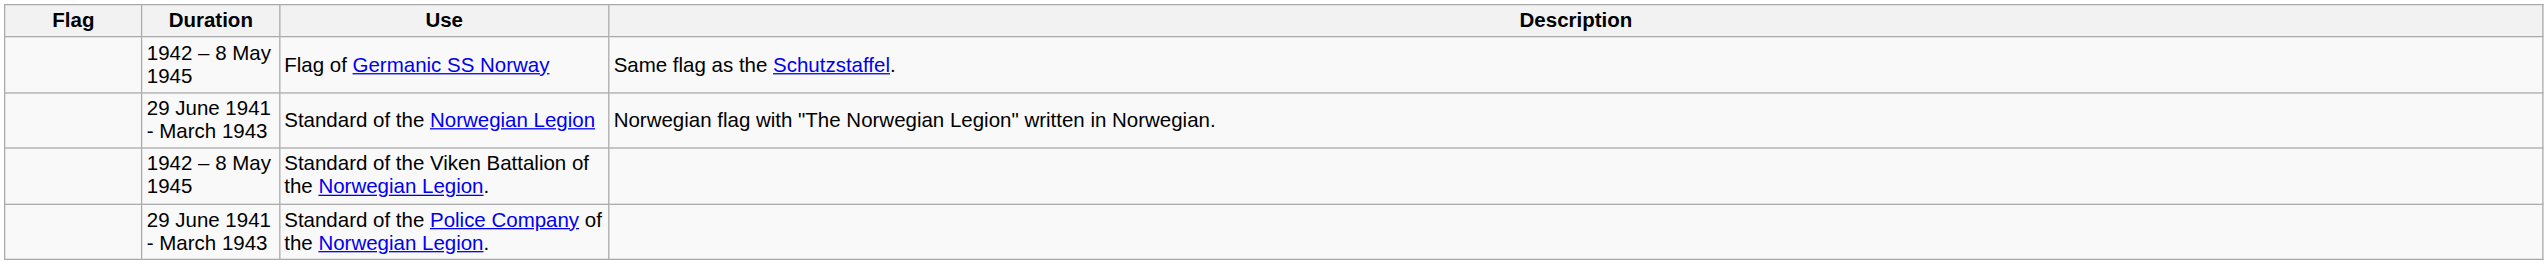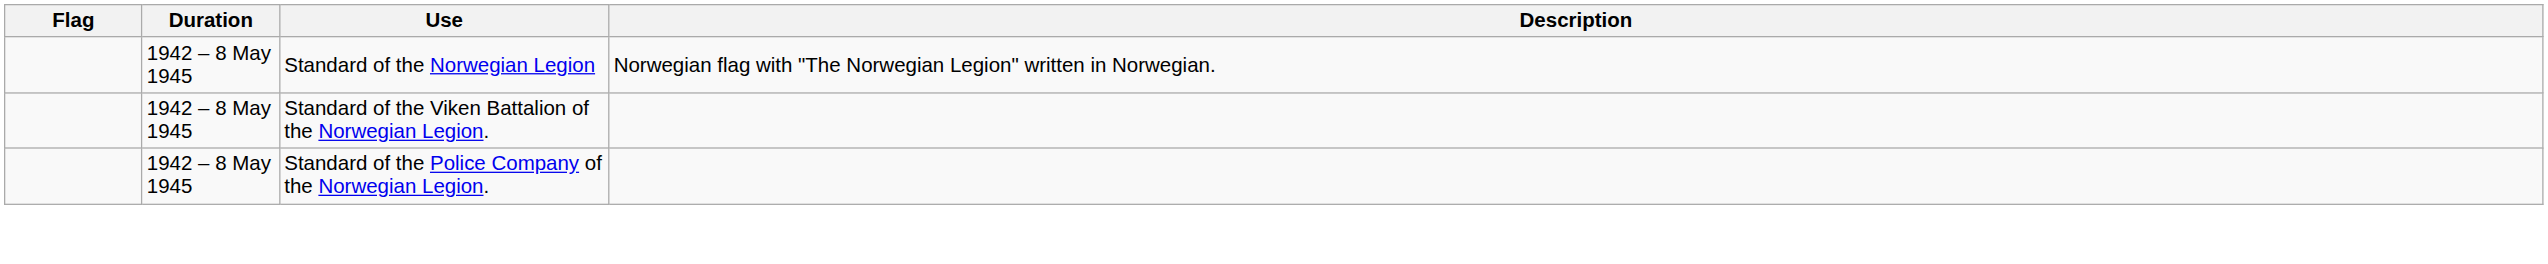- row: (417, 64)
(209, 120) 29 June 1941 - March 1943 -> (209, 64) 1942 – 8 May 1945
(209, 231) 29 June 1941 - March 1943 -> (209, 175) 1942 – 8 May 1945
